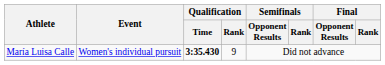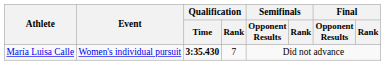(234, 53) 9 -> (234, 53) 7
